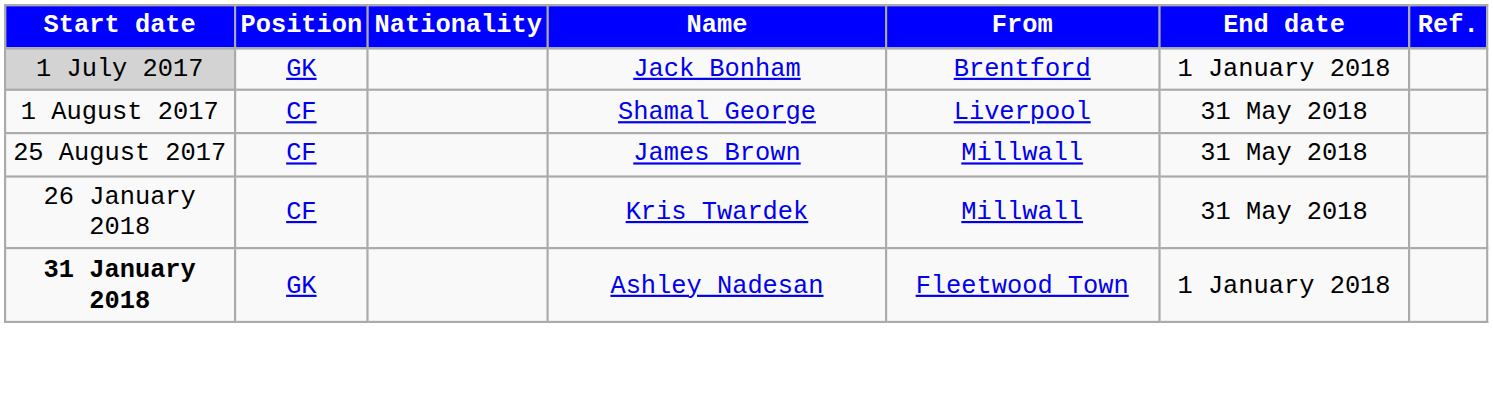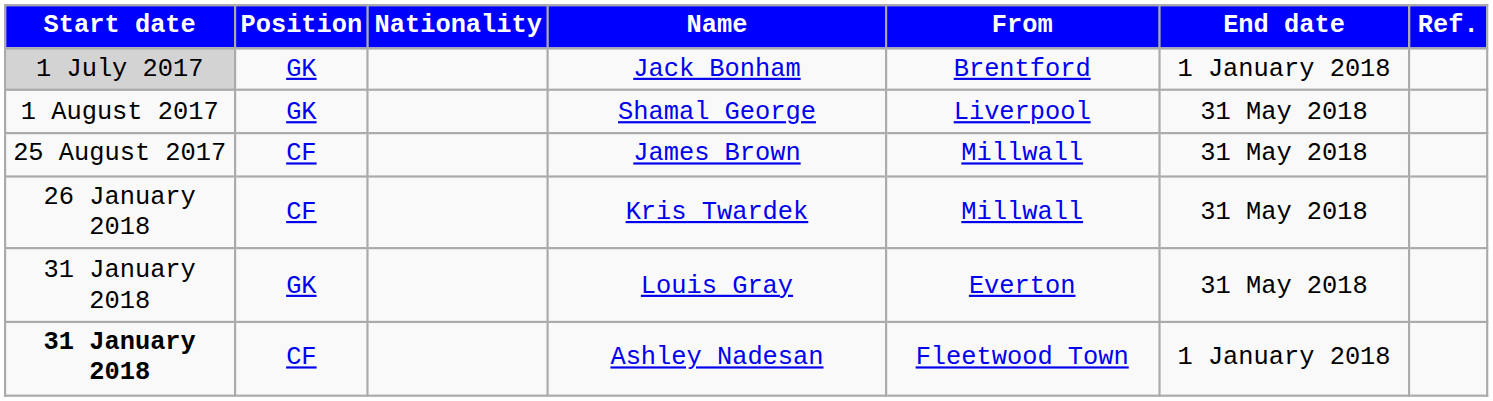(301, 111) CF -> (301, 111) GK
+ row: (717, 285)
(301, 285) GK -> (301, 358) CF
